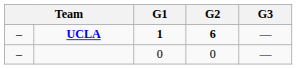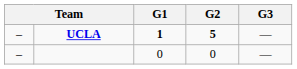(213, 34) 6 -> (213, 34) 5
